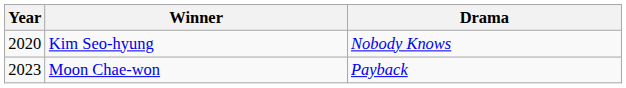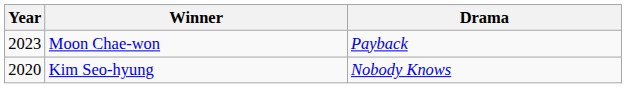rows swapped: (101, 43) <-> (104, 69)
